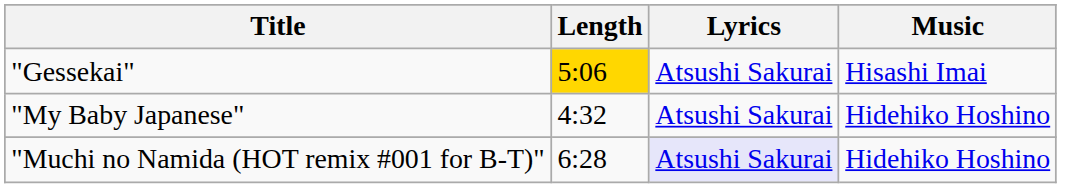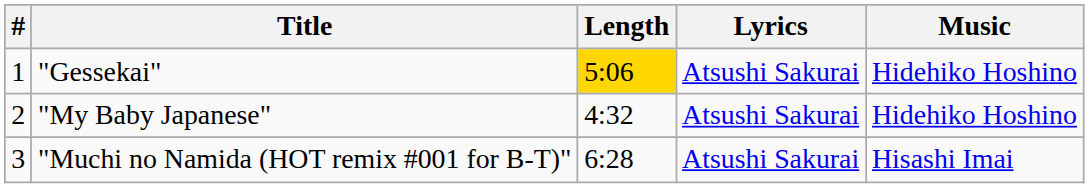+ column: (18, 26)
(916, 70) Hisashi Imai -> (974, 70) Hidehiko Hoshino
(744, 159) lavender background -> (771, 159) no background
(948, 159) Hidehiko Hoshino -> (943, 159) Hisashi Imai
